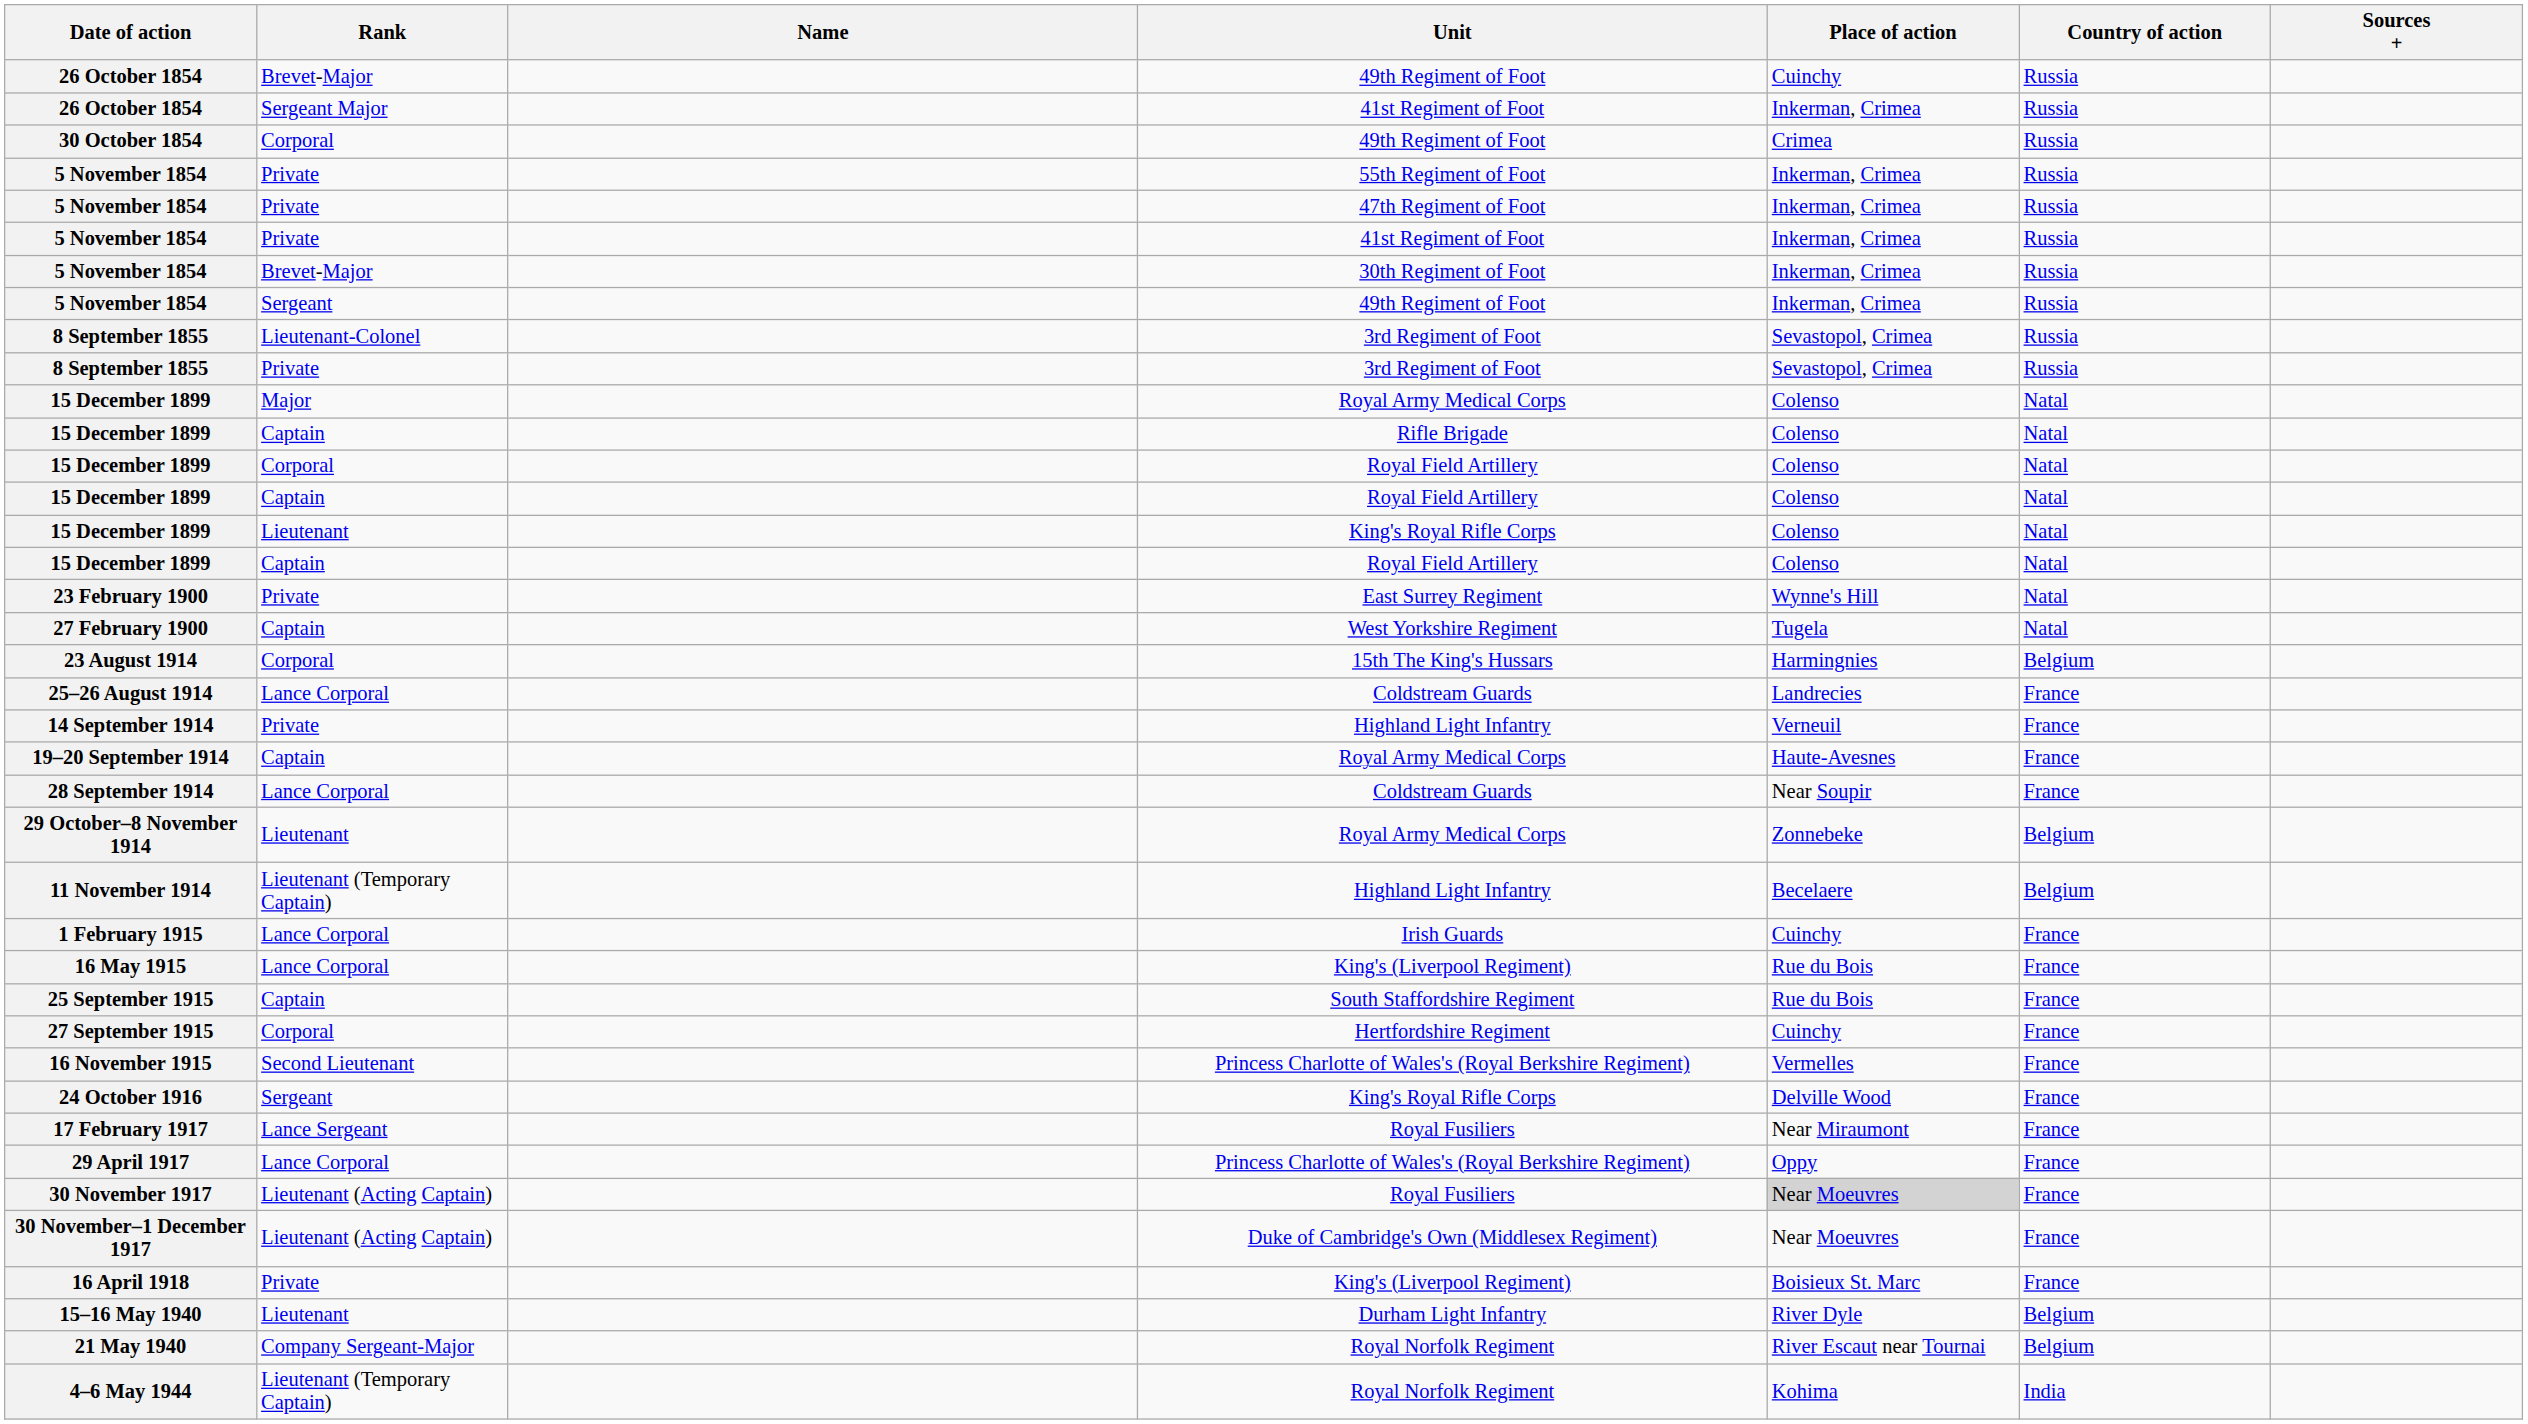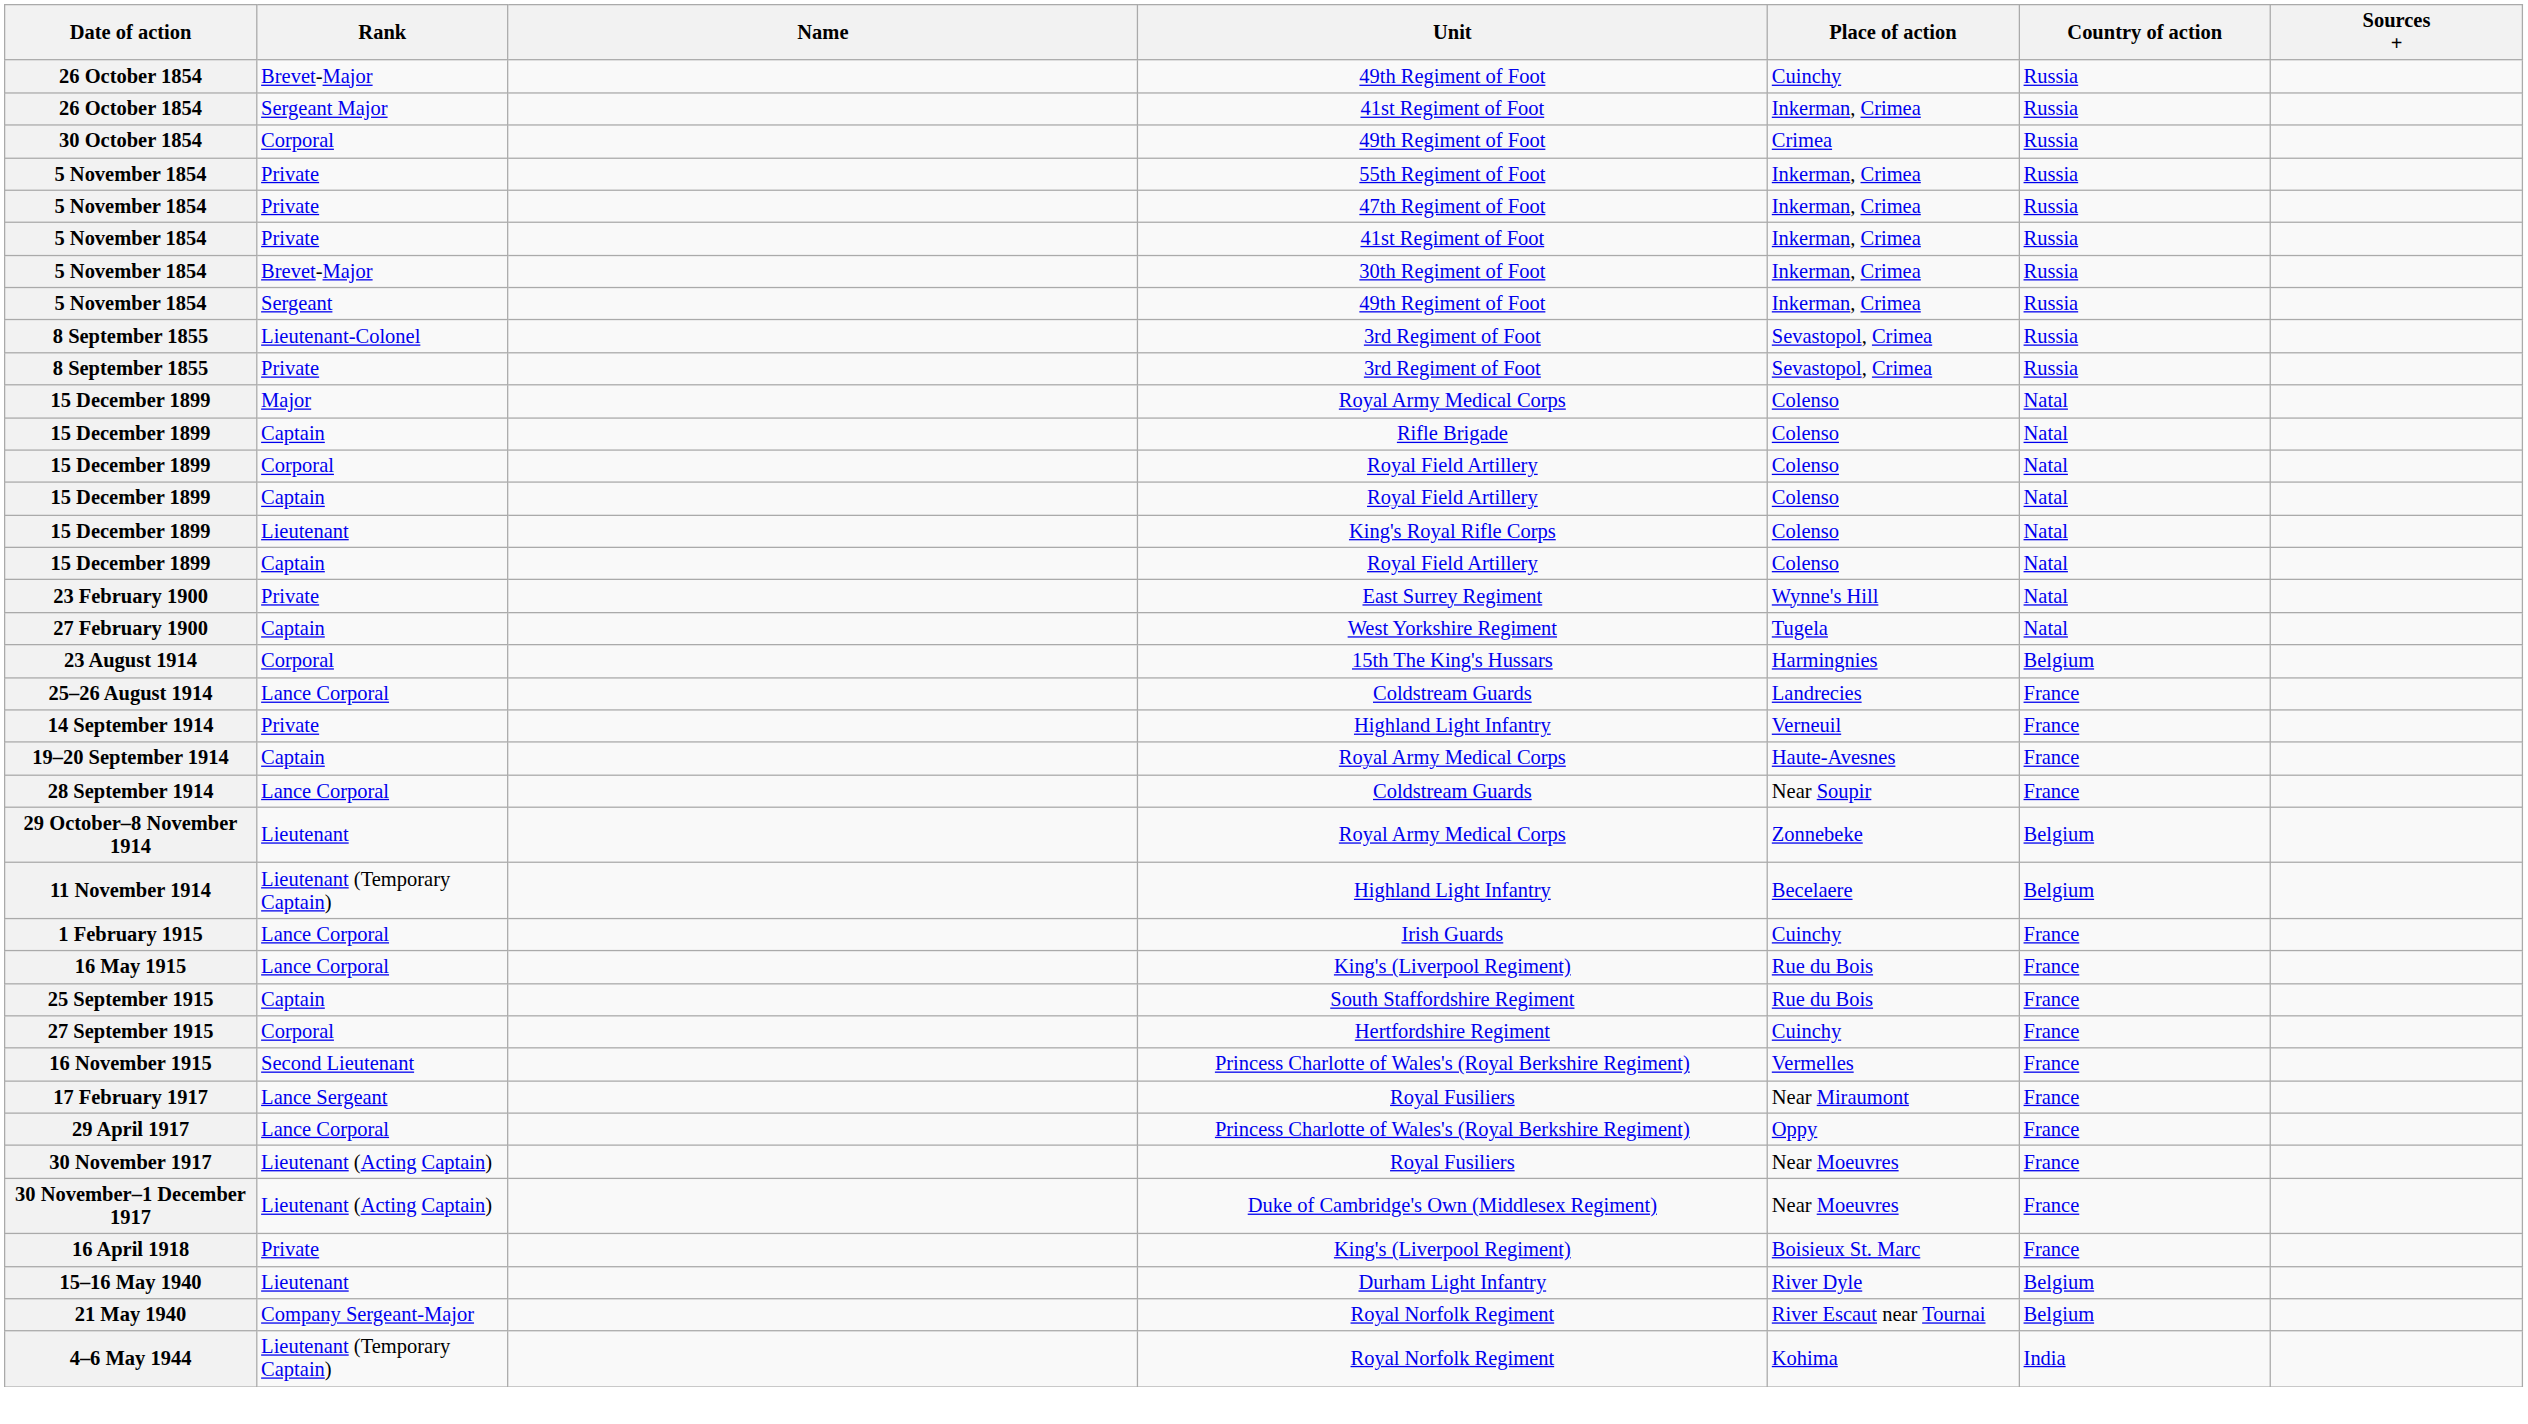- row: (131, 1096)
(1835, 1194) lightgrey background -> (1835, 1161) no background
